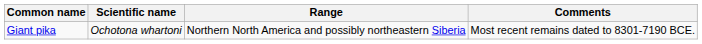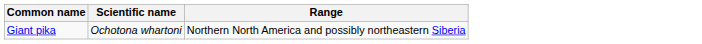- column: (583, 13)
